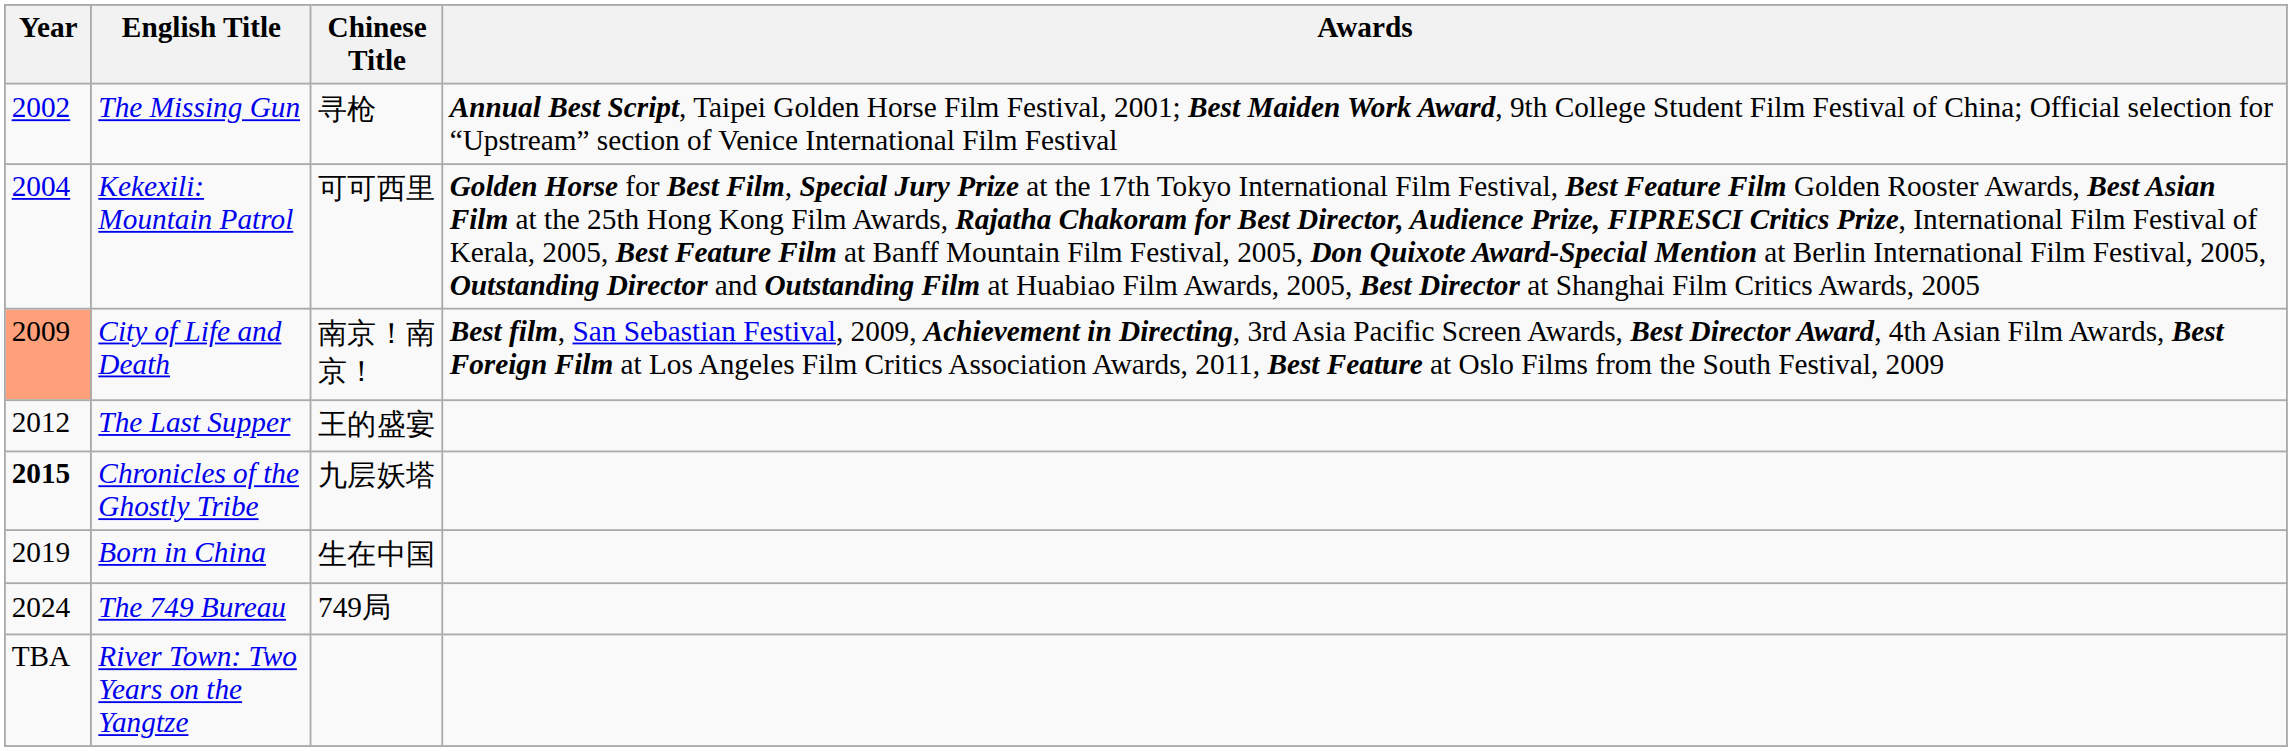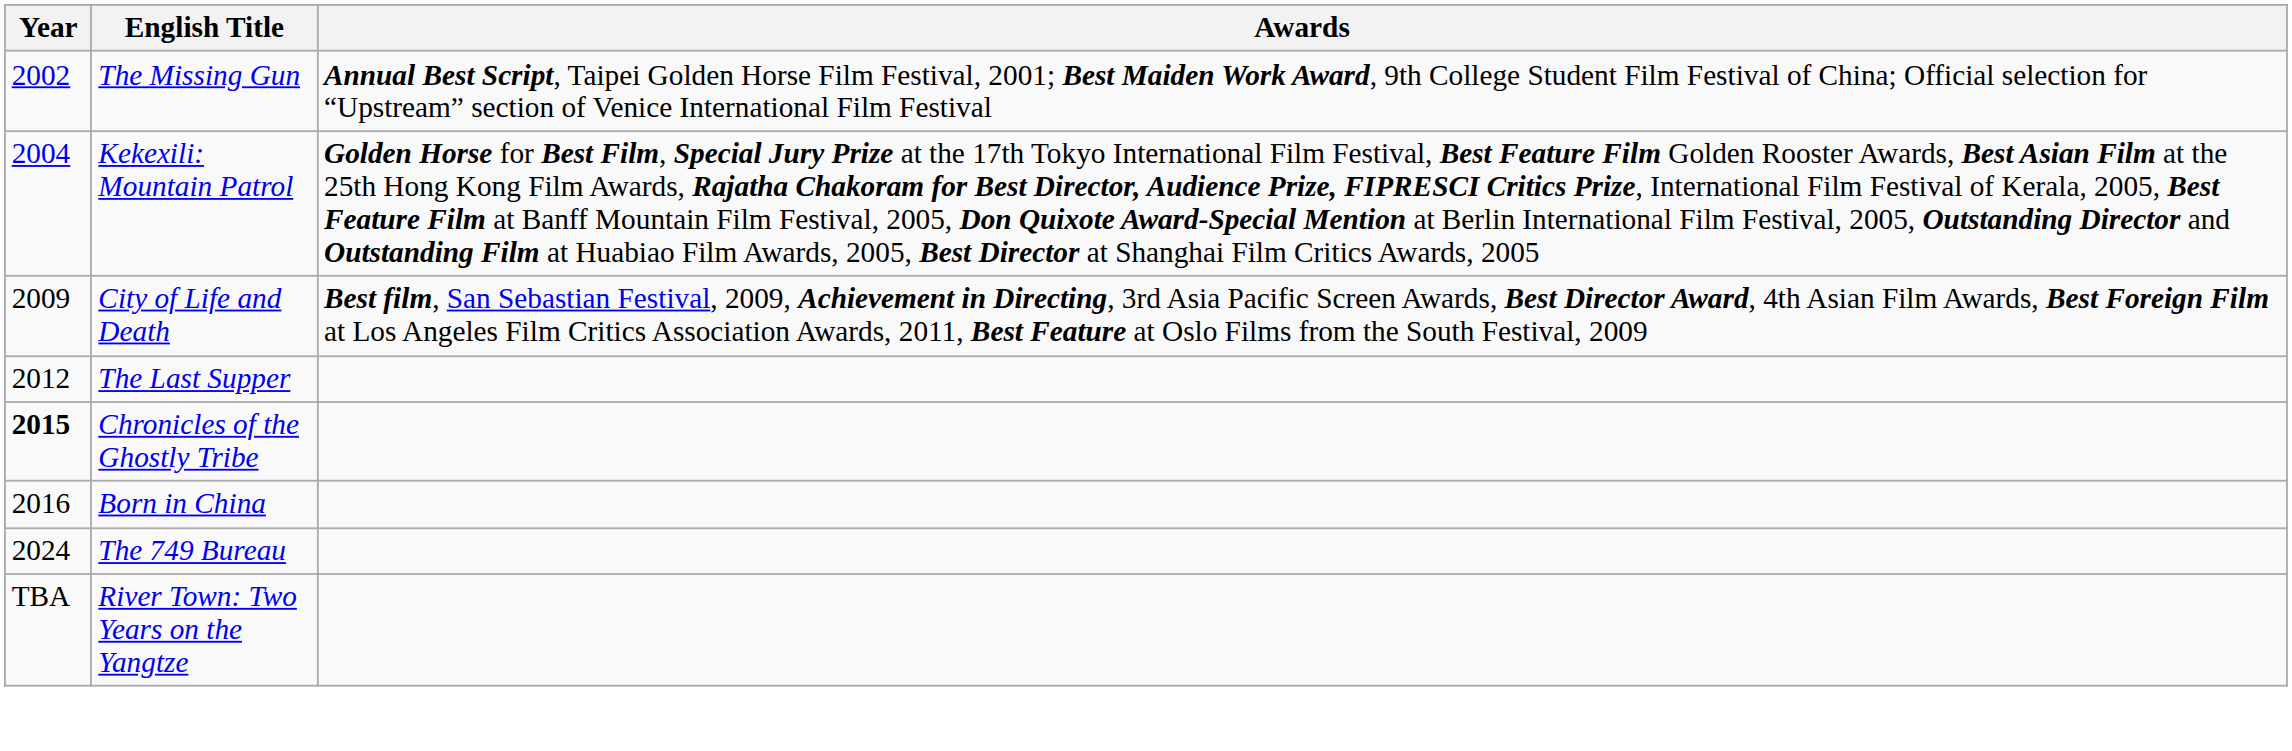- column: (377, 44)
(41, 331) lightsalmon background -> (41, 298) no background
(41, 553) 2019 -> (41, 503) 2016
